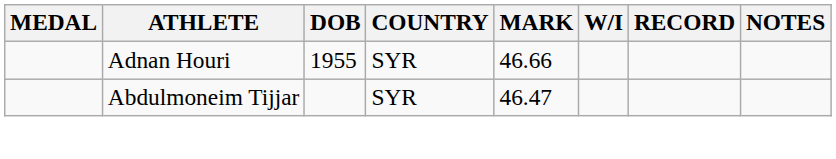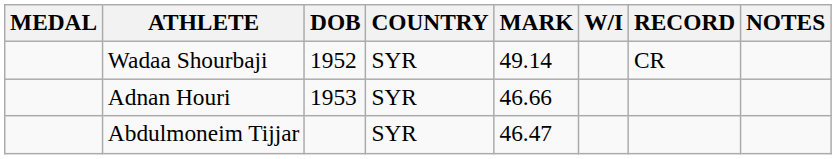+ row: (188, 60)
(333, 60) 1955 -> (333, 97) 1953
